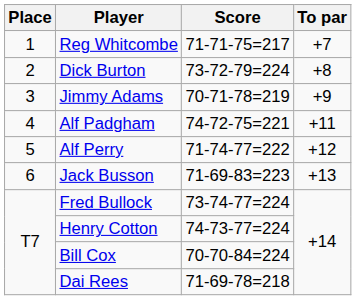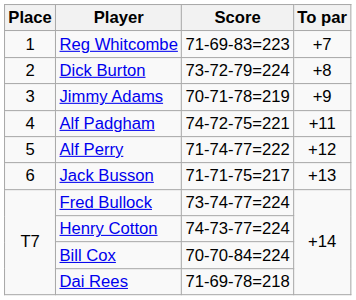(238, 44) 71-71-75=217 -> (238, 44) 71-69-83=223
(238, 176) 71-69-83=223 -> (238, 176) 71-71-75=217
